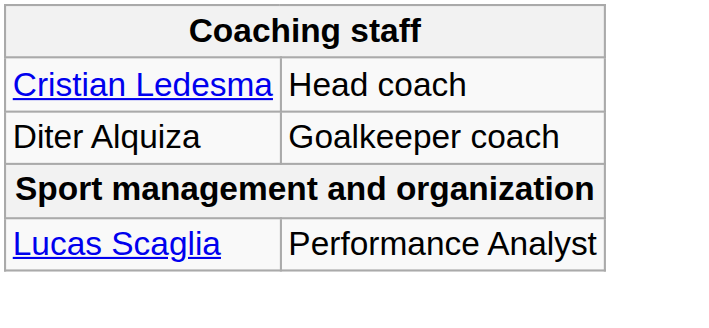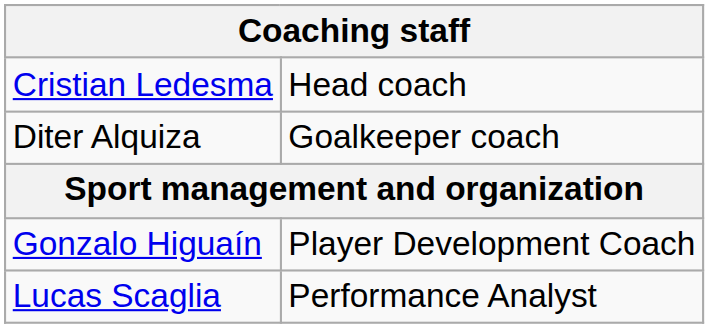+ row: (137, 243)
